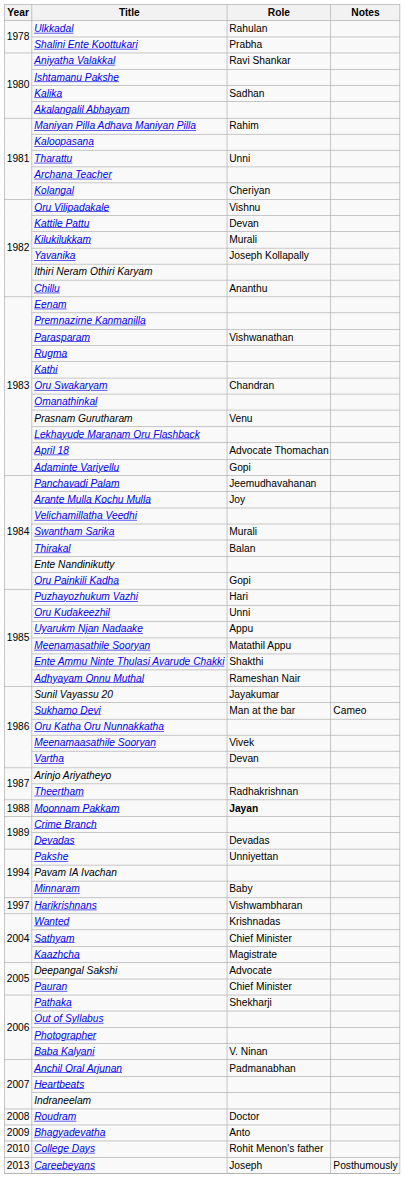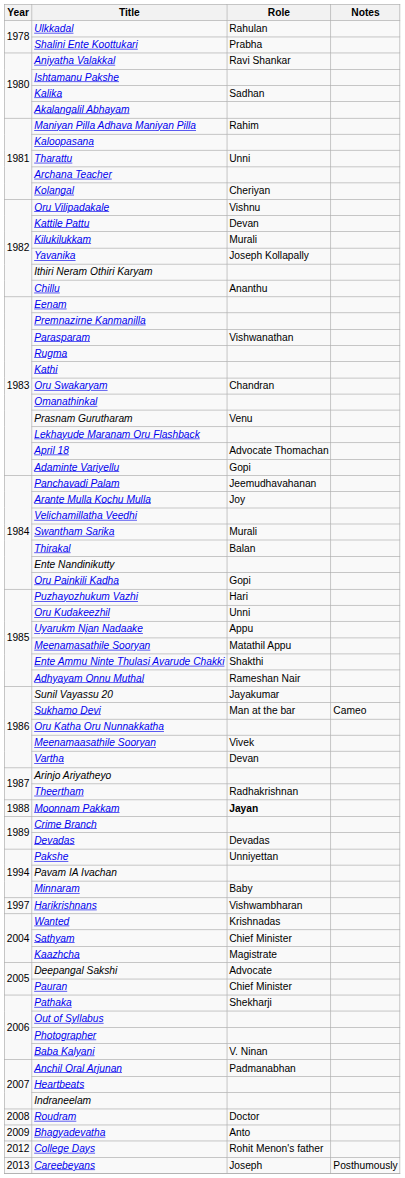(18, 1149) 2010 -> (18, 1149) 2012
